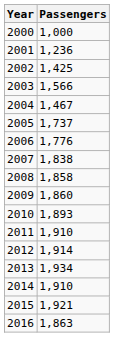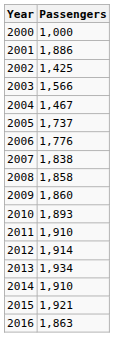(56, 50) 1,236 -> (56, 50) 1,886
